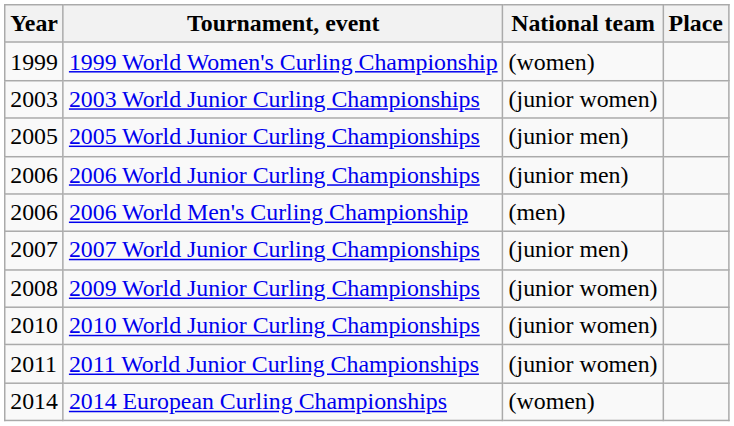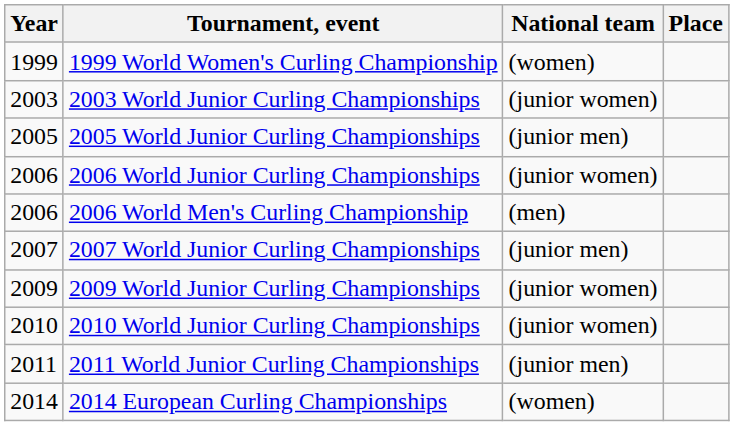(569, 174) (junior men) -> (583, 174) (junior women)
(34, 288) 2008 -> (34, 288) 2009
(583, 363) (junior women) -> (569, 363) (junior men)
